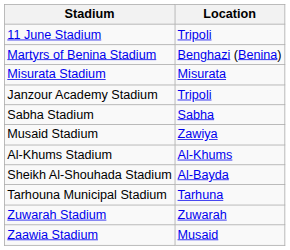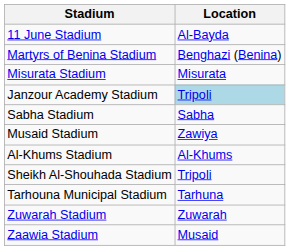(195, 34) Tripoli -> (203, 34) Al-Bayda
(195, 94) no background -> (195, 94) lightblue background
(203, 174) Al-Bayda -> (195, 174) Tripoli
